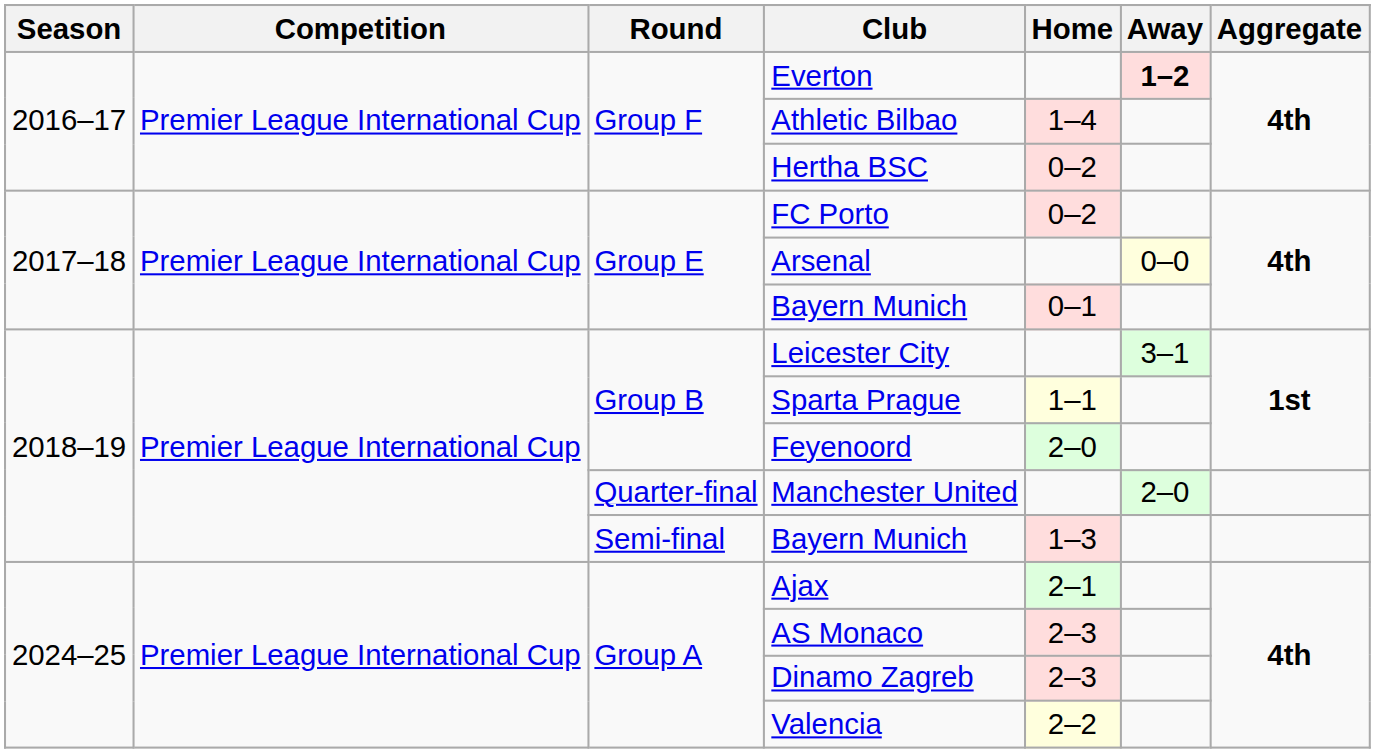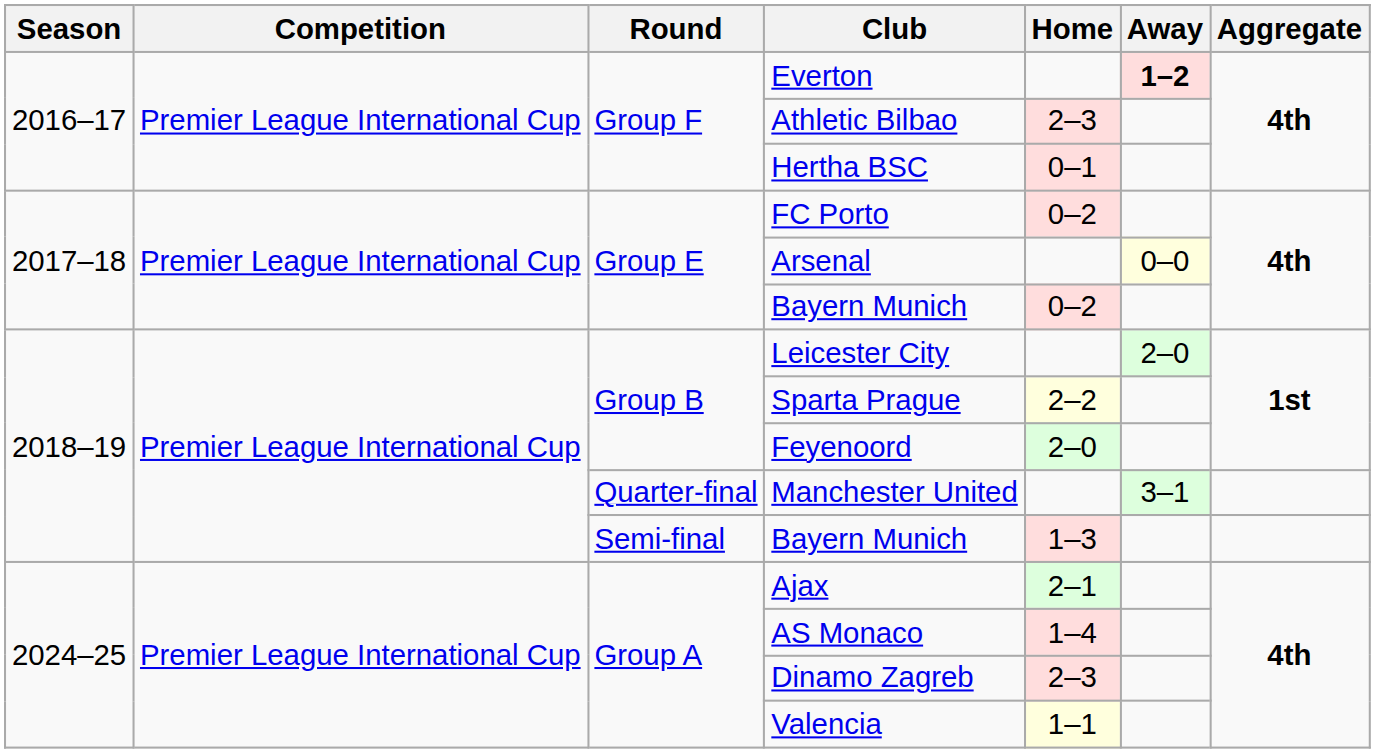(1072, 121) 1–4 -> (1072, 121) 2–3
(1072, 168) 0–2 -> (1072, 168) 0–1
(1072, 307) 0–1 -> (1072, 307) 0–2
(1165, 353) 3–1 -> (1165, 353) 2–0
(1072, 400) 1–1 -> (1072, 400) 2–2
(1165, 493) 2–0 -> (1165, 493) 3–1
(1072, 632) 2–3 -> (1072, 632) 1–4
(1072, 725) 2–2 -> (1072, 725) 1–1
